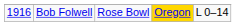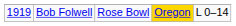(19, 13) 1916 -> (19, 13) 1919
